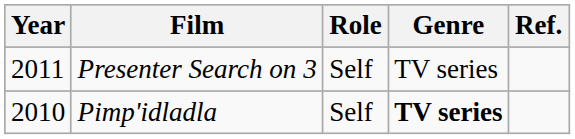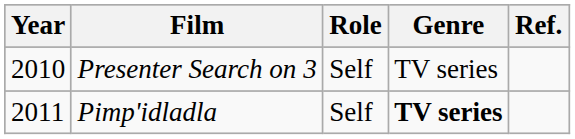(38, 68) 2011 -> (38, 68) 2010
(38, 111) 2010 -> (38, 111) 2011
